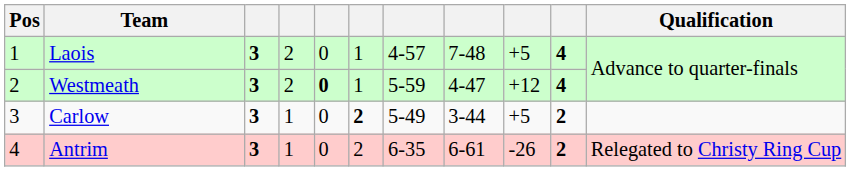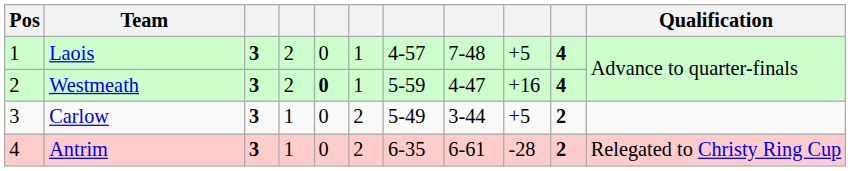(524, 85) +12 -> (524, 85) +16
(358, 117) bold -> (358, 117) normal
(522, 149) -26 -> (522, 149) -28
